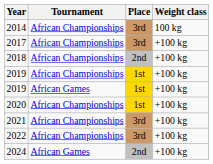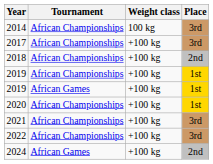columns swapped: (139, 12) <-> (181, 12)
